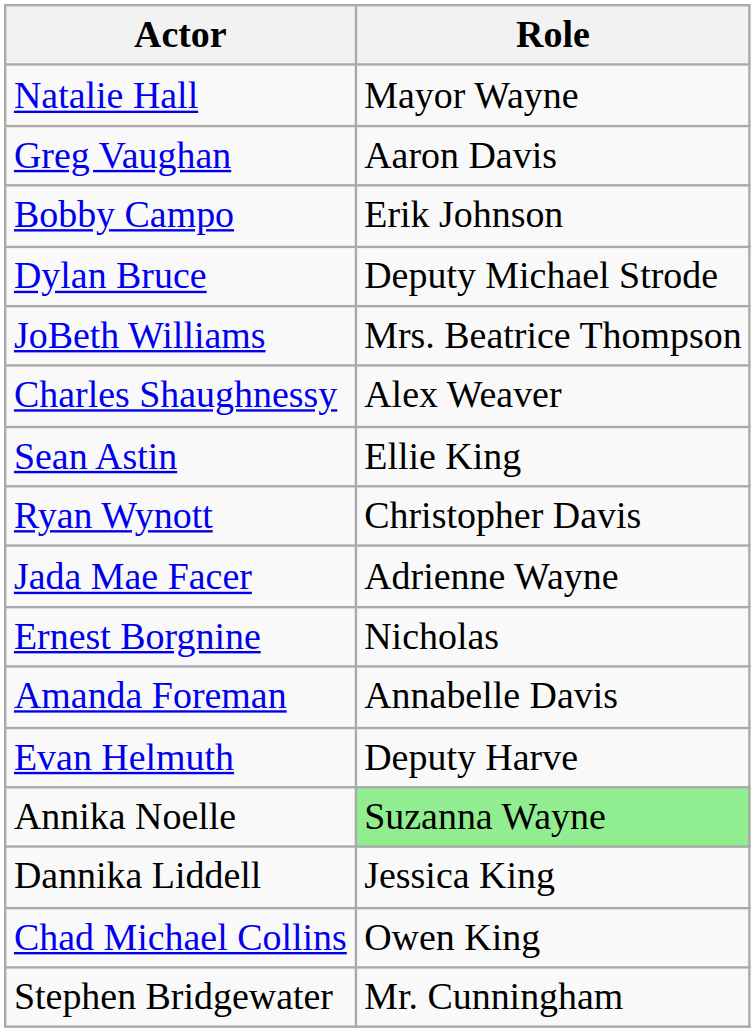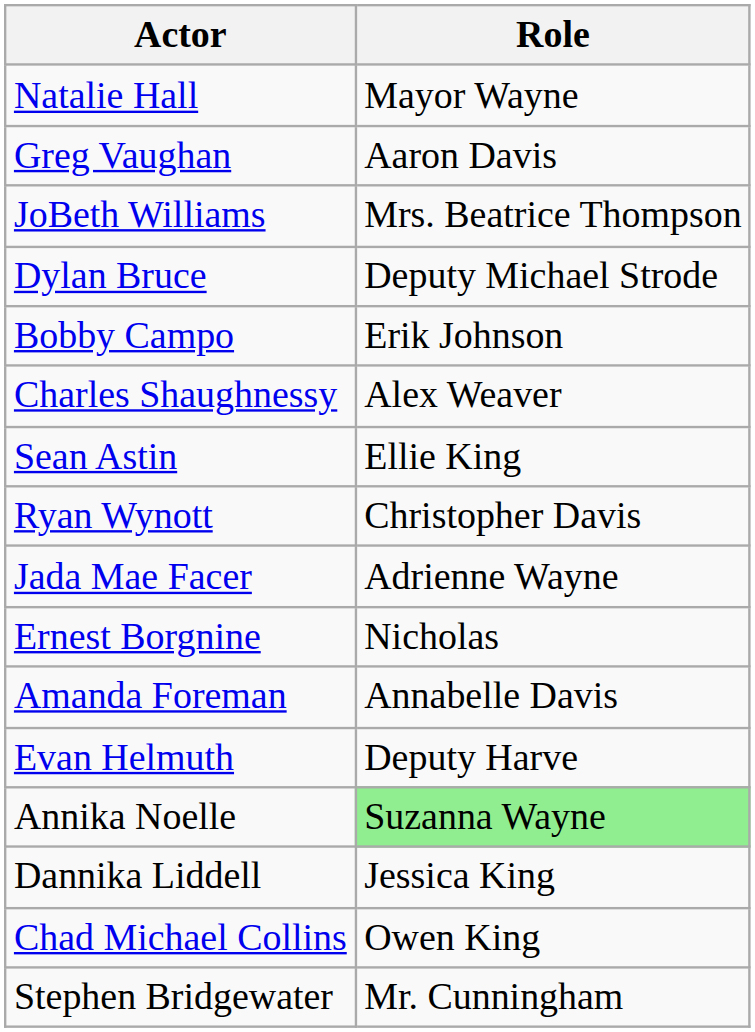rows swapped: (140, 335) <-> (124, 214)
